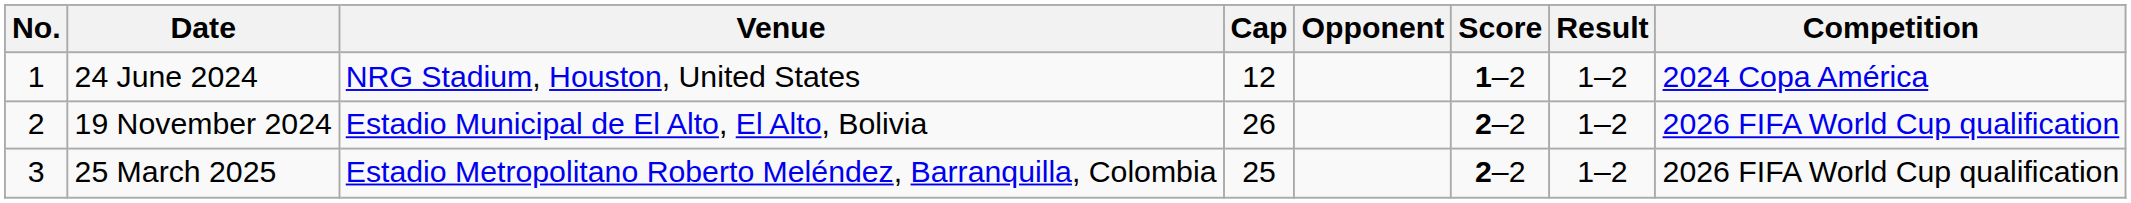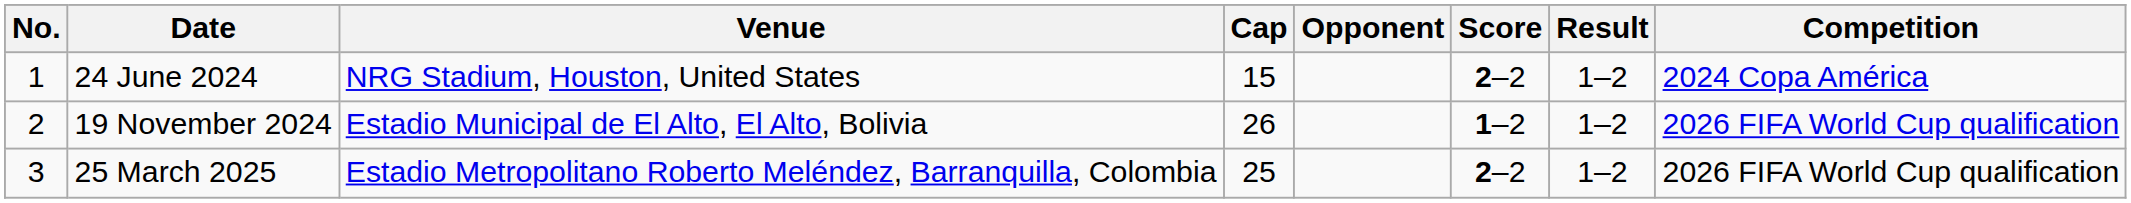(1259, 76) 12 -> (1259, 76) 15
(1500, 76) 1–2 -> (1500, 76) 2–2
(1500, 124) 2–2 -> (1500, 124) 1–2
